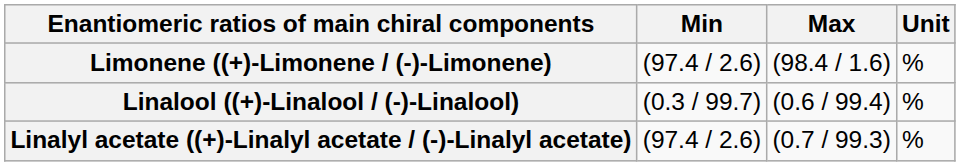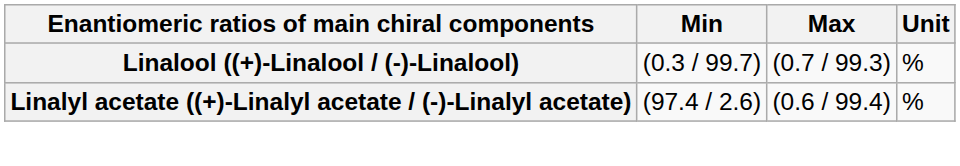- row: (321, 62)
(832, 101) (0.6 / 99.4) -> (832, 62) (0.7 / 99.3)
(832, 140) (0.7 / 99.3) -> (832, 101) (0.6 / 99.4)
